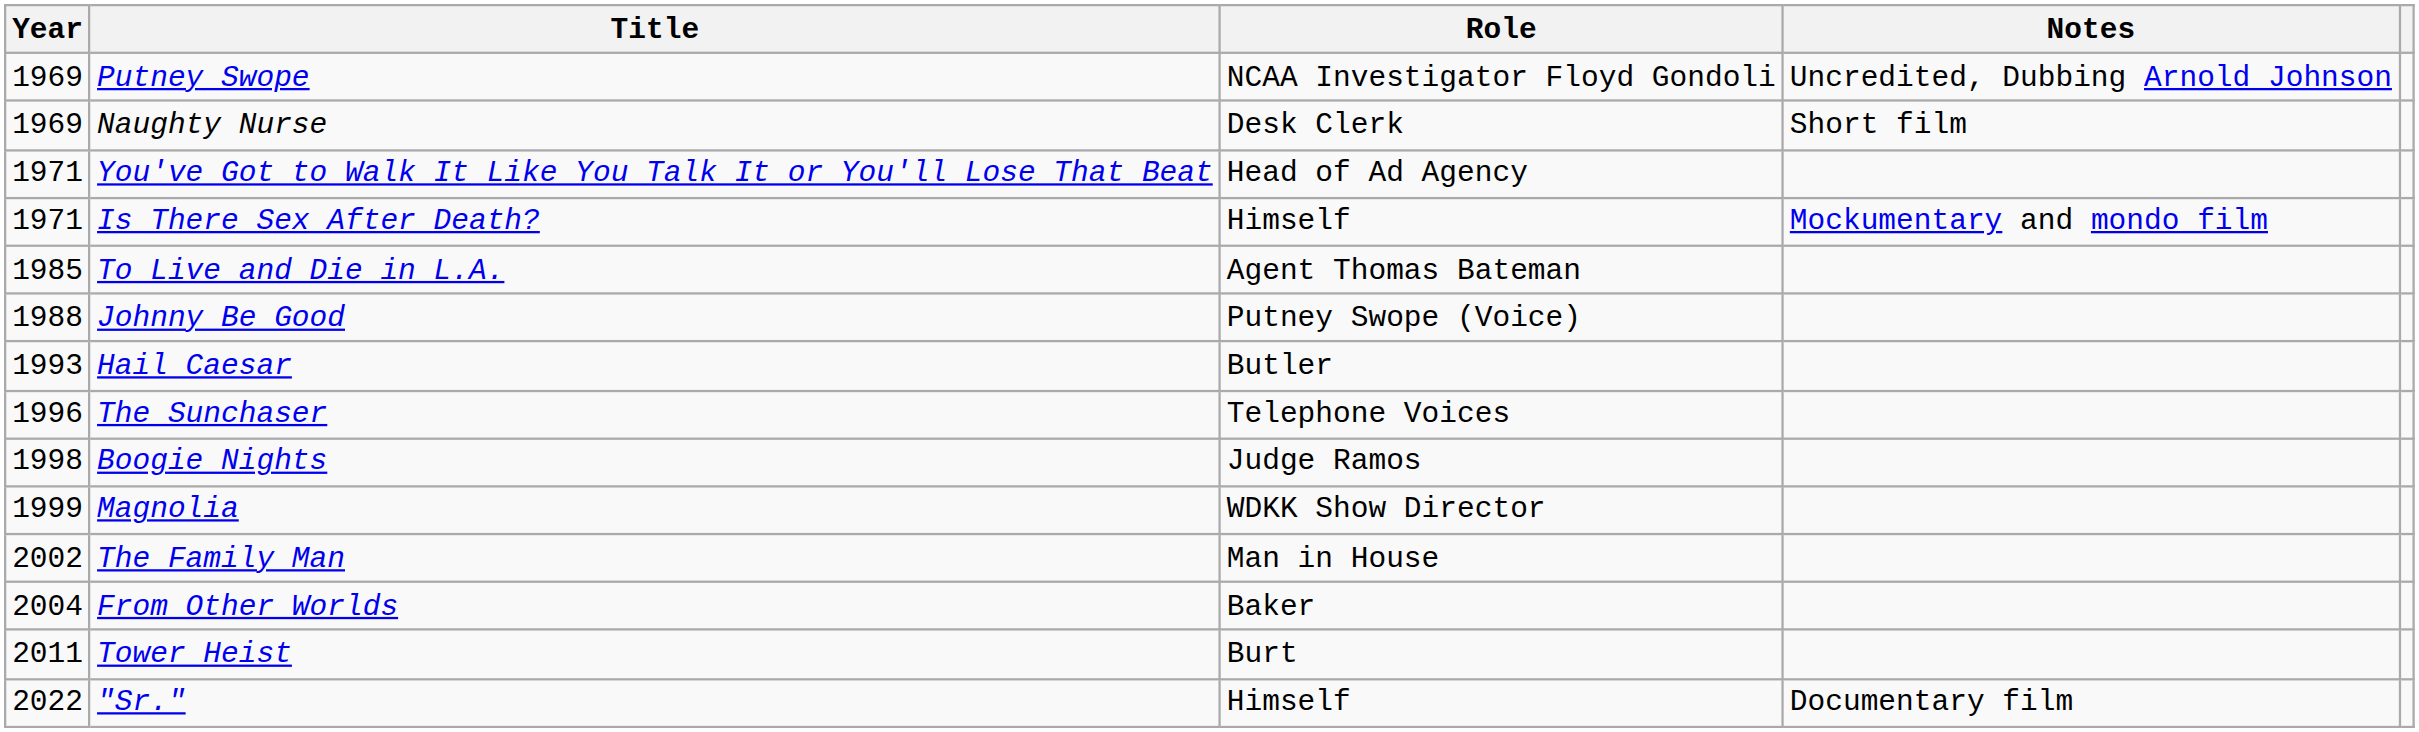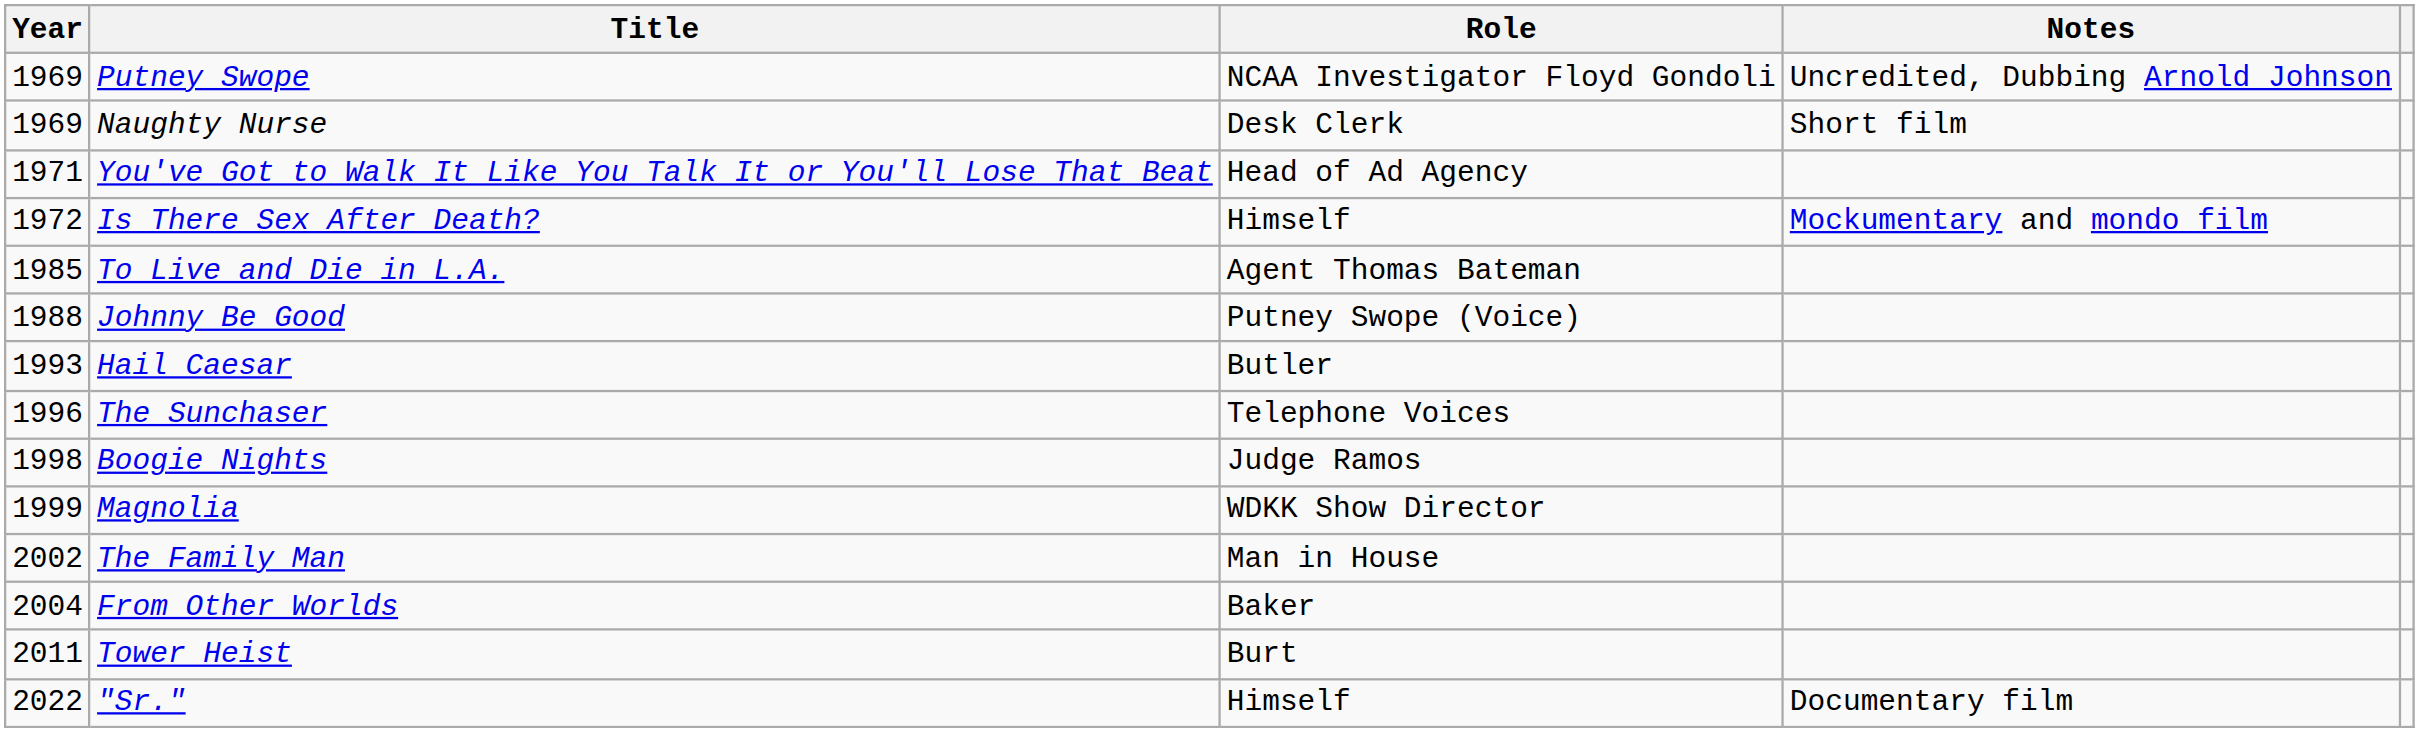(48, 222) 1971 -> (48, 222) 1972
